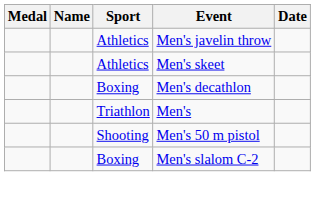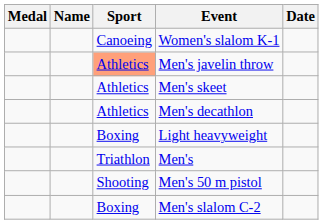+ row: (219, 40)
(123, 40) no background -> (123, 64) lightsalmon background
(118, 88) Boxing -> (123, 111) Athletics
+ row: (213, 135)
